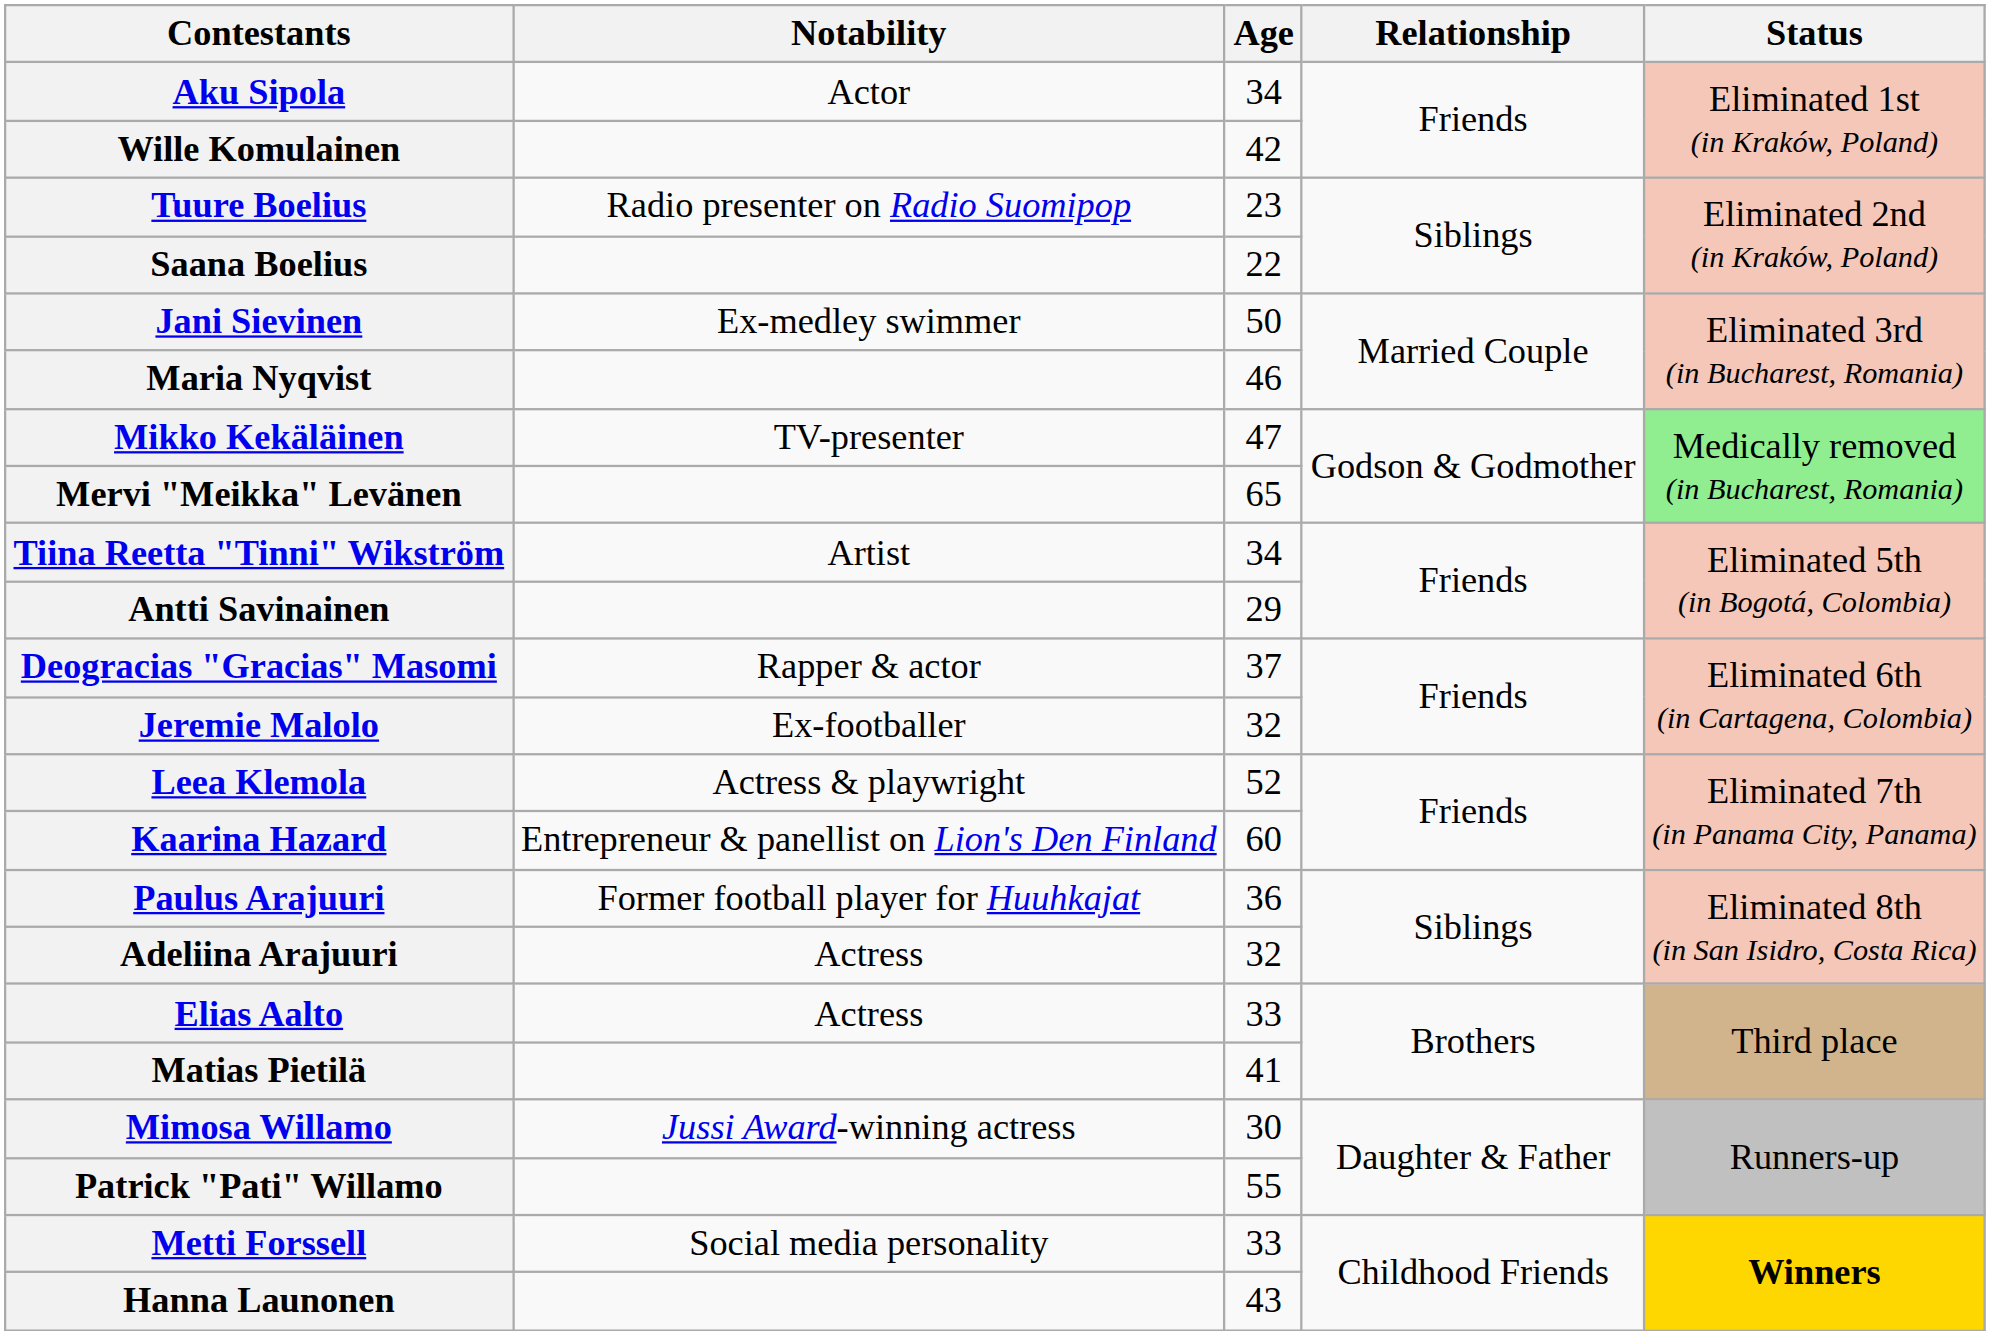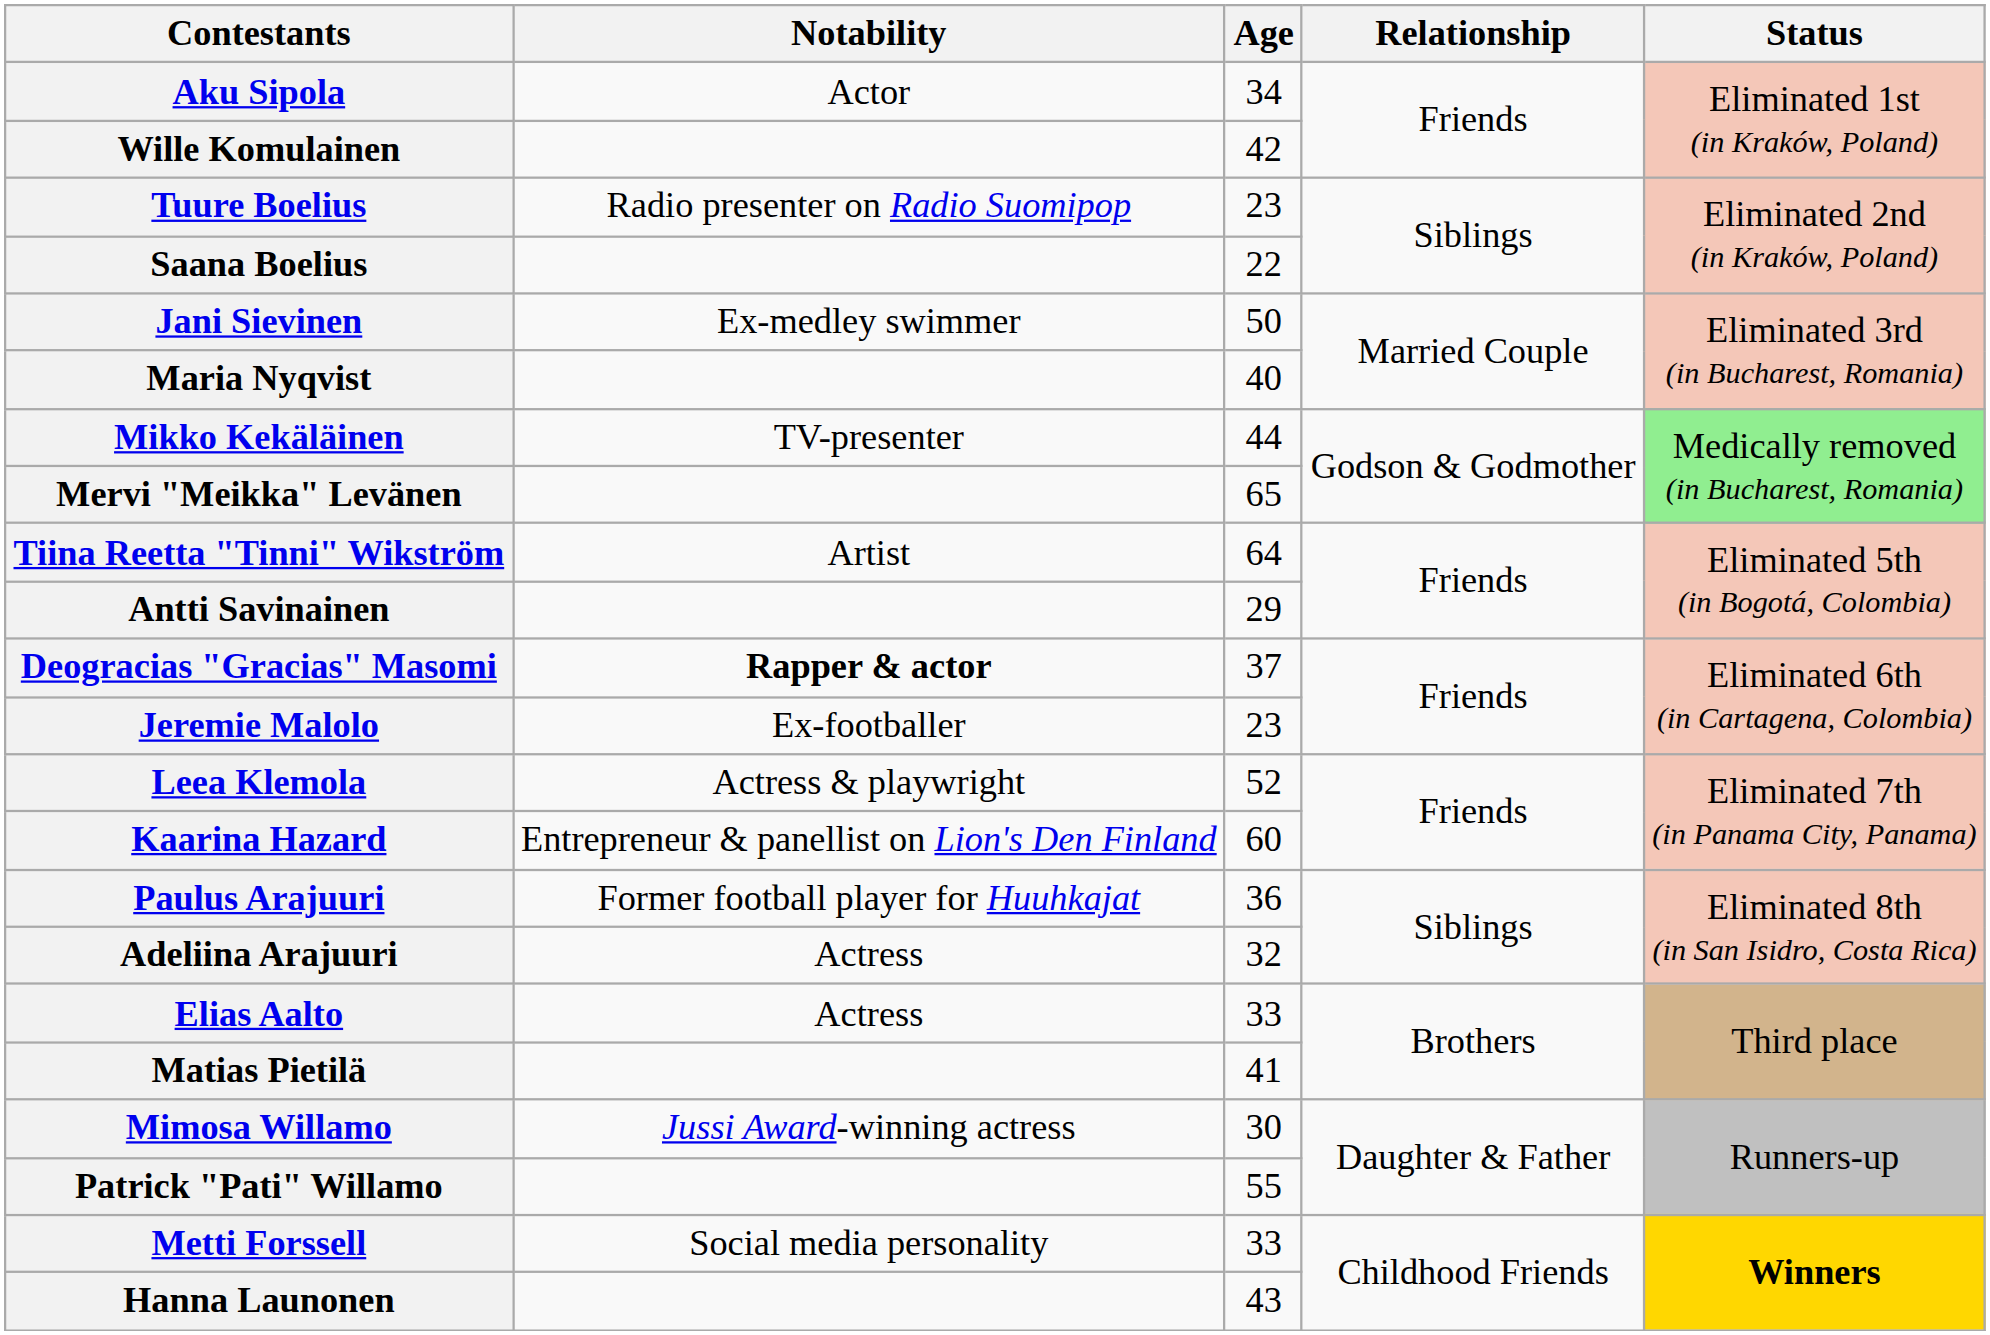(1264, 378) 46 -> (1264, 378) 40
(1264, 436) 47 -> (1264, 436) 44
(1264, 551) 34 -> (1264, 551) 64
(869, 666) normal -> (869, 666) bold
(1264, 724) 32 -> (1264, 724) 23
